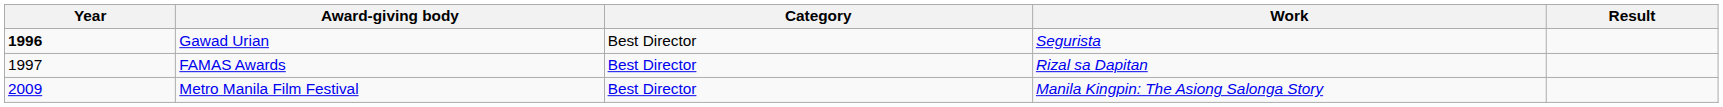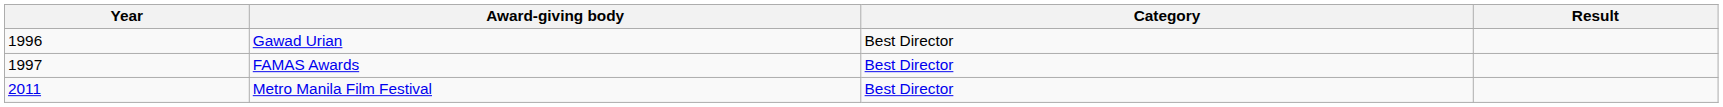- column: (1289, 16)
(25, 41) bold -> (25, 41) normal
(25, 89) 2009 -> (25, 89) 2011
